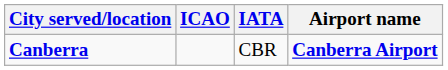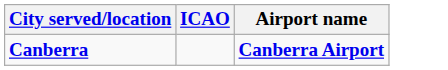- column: (261, 19)
